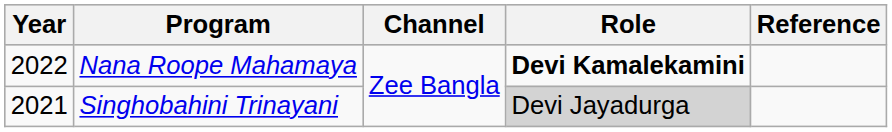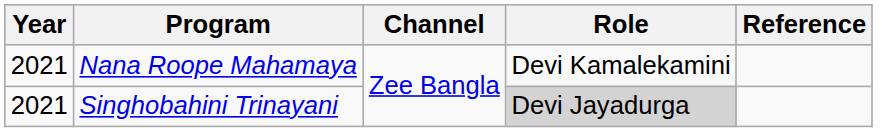(39, 65) 2022 -> (39, 65) 2021
(628, 65) bold -> (621, 65) normal
